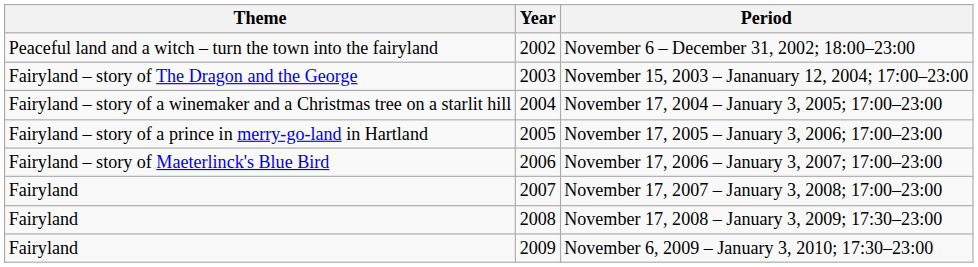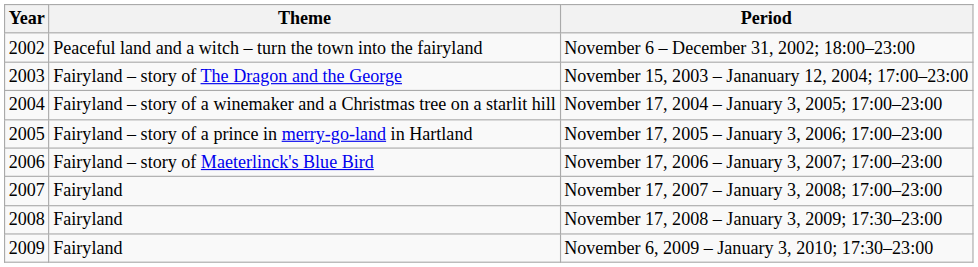columns swapped: (538, 18) <-> (260, 18)
